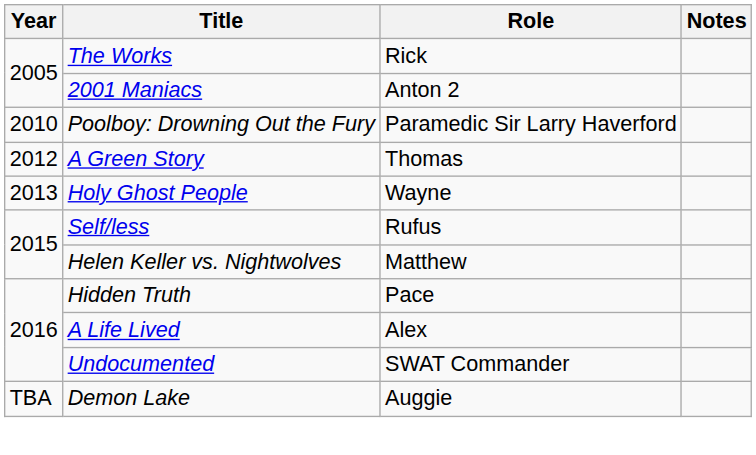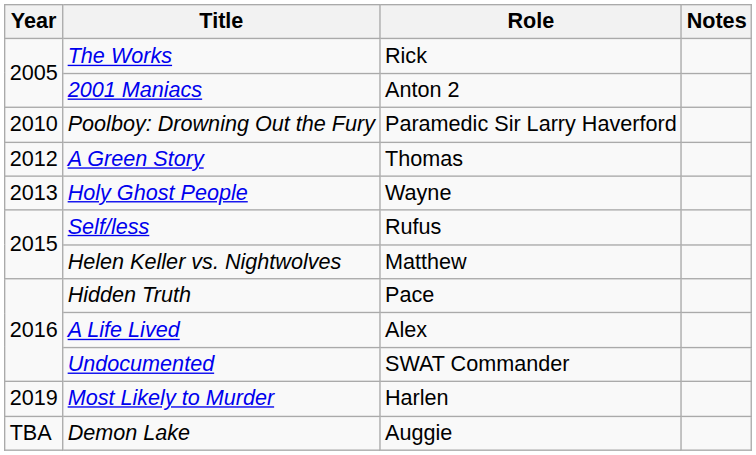+ row: (171, 398)
